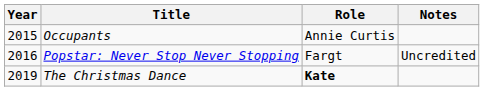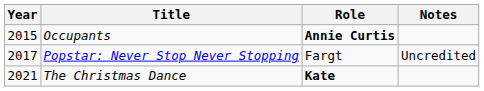(350, 35) normal -> (350, 35) bold
(22, 55) 2016 -> (22, 55) 2017
(22, 76) 2019 -> (22, 76) 2021
